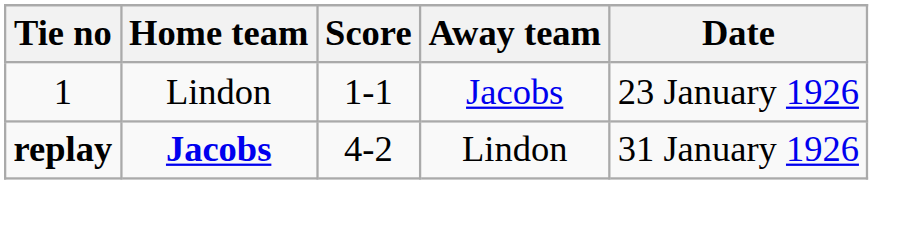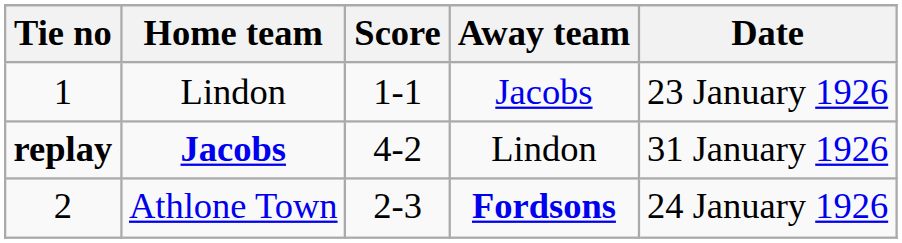+ row: (233, 206)
